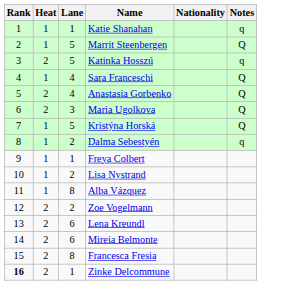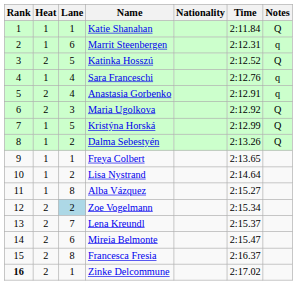+ column: (245, 12)
(242, 28) q -> (278, 28) Q
(72, 45) 5 -> (72, 45) 6
(242, 45) Q -> (278, 45) q
(242, 61) q -> (278, 61) Q
(242, 77) Q -> (278, 77) q
(242, 93) Q -> (278, 93) q
(242, 142) q -> (278, 142) Q
(72, 207) no background -> (72, 207) lightblue background
(72, 223) 6 -> (72, 223) 7
